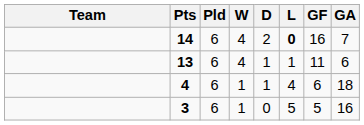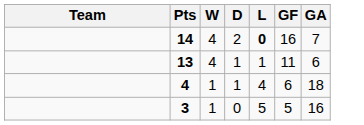- column: (214, 16)
